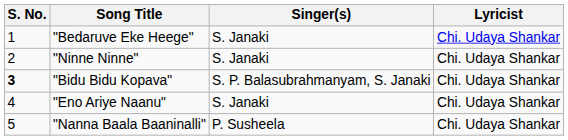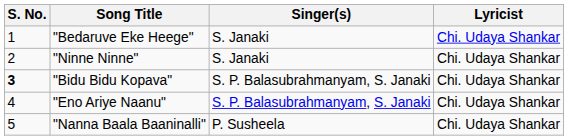(240, 102) S. Janaki -> (321, 102) S. P. Balasubrahmanyam, S. Janaki
